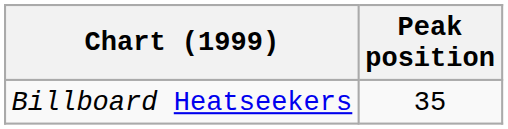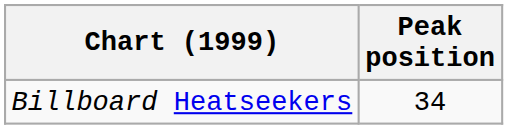(430, 102) 35 -> (430, 102) 34
